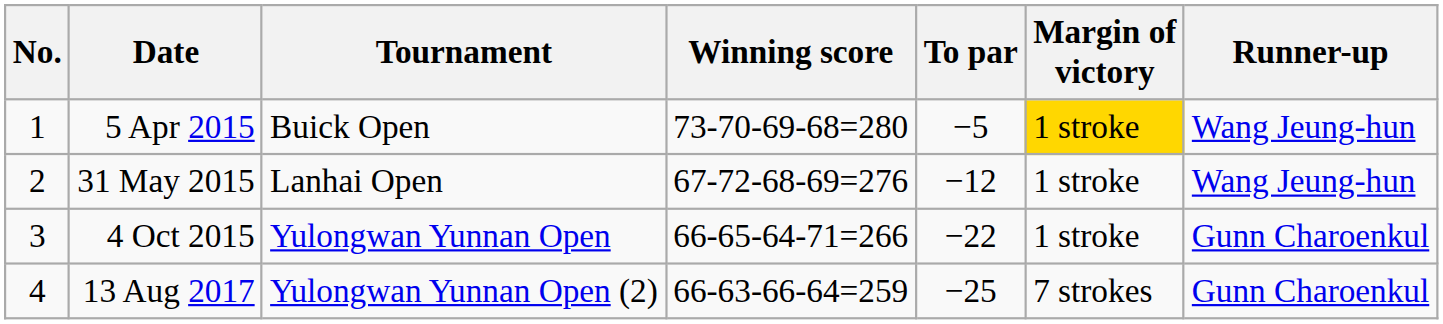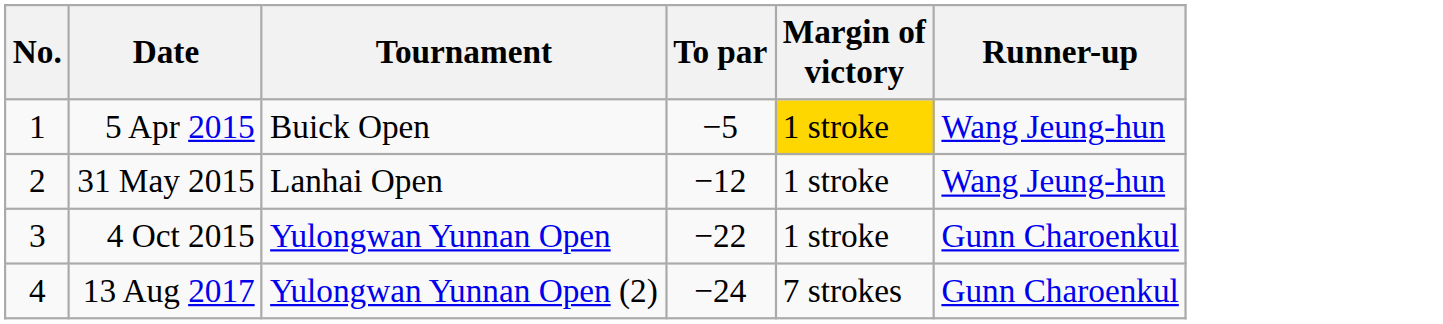- column: (791, 51)
(971, 291) −25 -> (720, 291) −24
